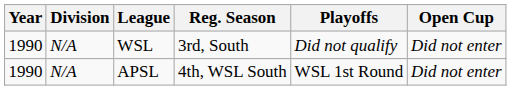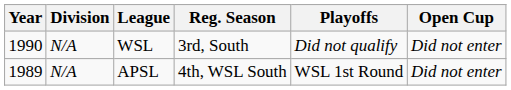(25, 71) 1990 -> (25, 71) 1989
